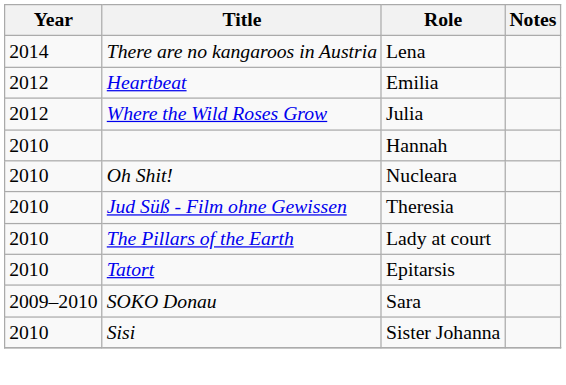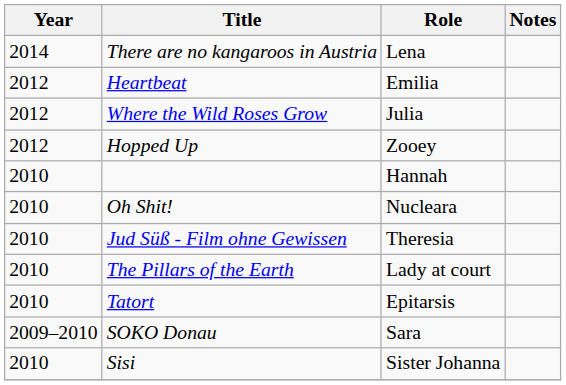+ row: (152, 144)
